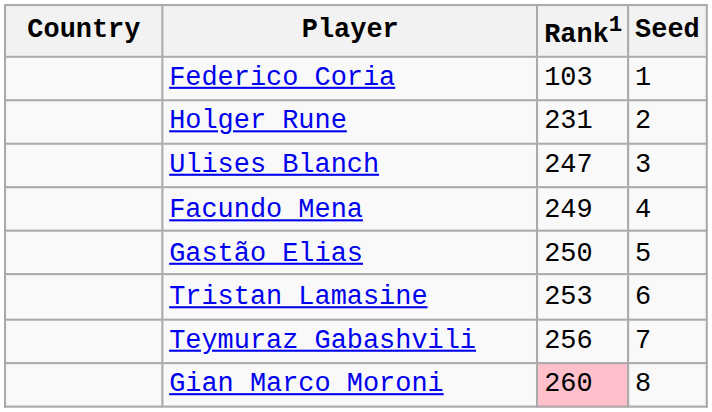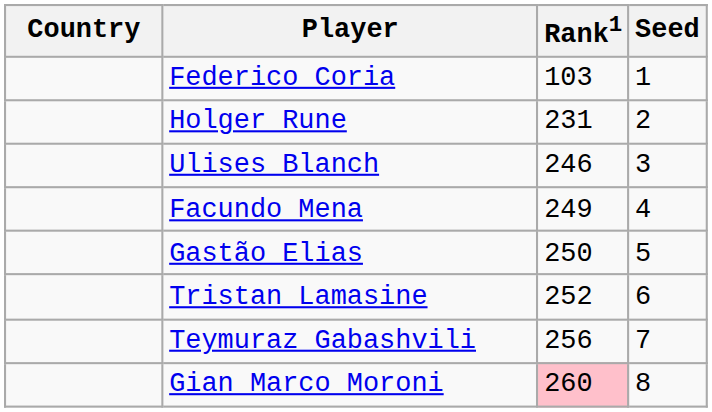(568, 165) 247 -> (568, 165) 246
(568, 297) 253 -> (568, 297) 252
